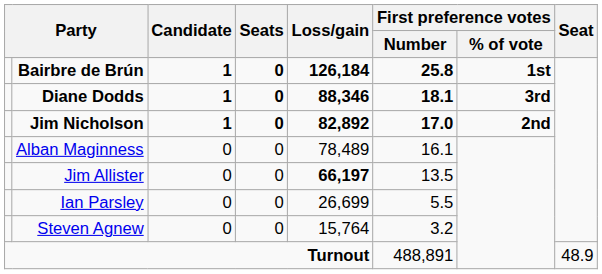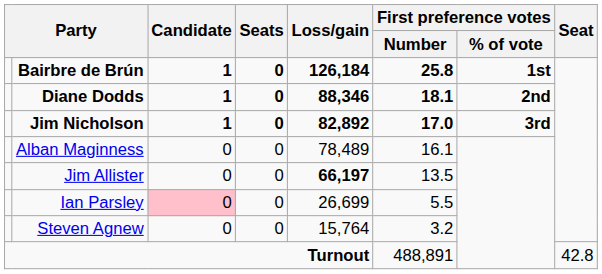(538, 96) 3rd -> (536, 96) 2nd
(536, 123) 2nd -> (538, 123) 3rd
(227, 202) no background -> (227, 202) pink background
(577, 255) 48.9 -> (577, 255) 42.8
